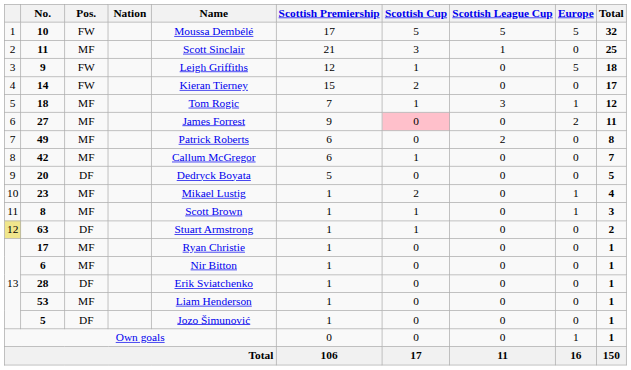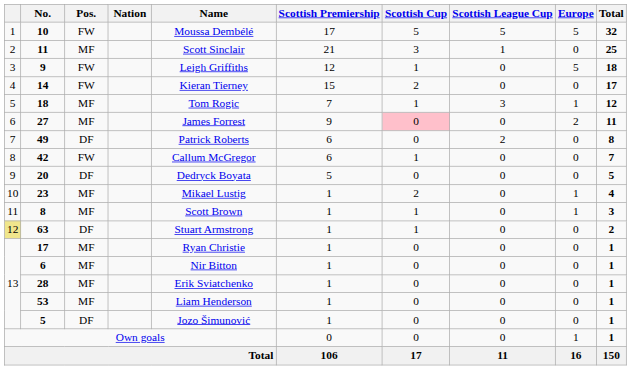(86, 139) MF -> (86, 139) DF
(86, 157) MF -> (86, 157) FW
(86, 283) DF -> (86, 283) MF
